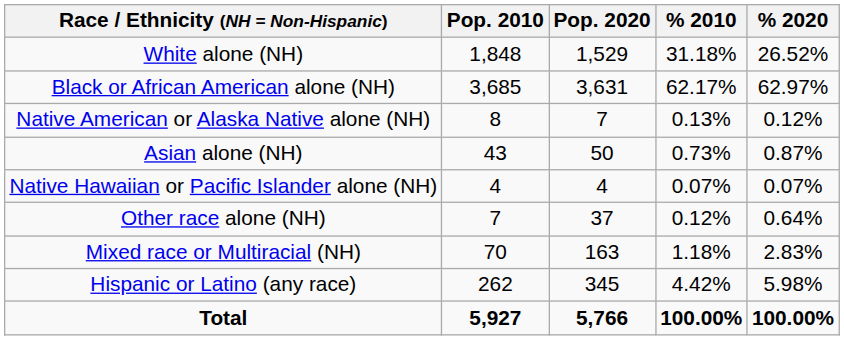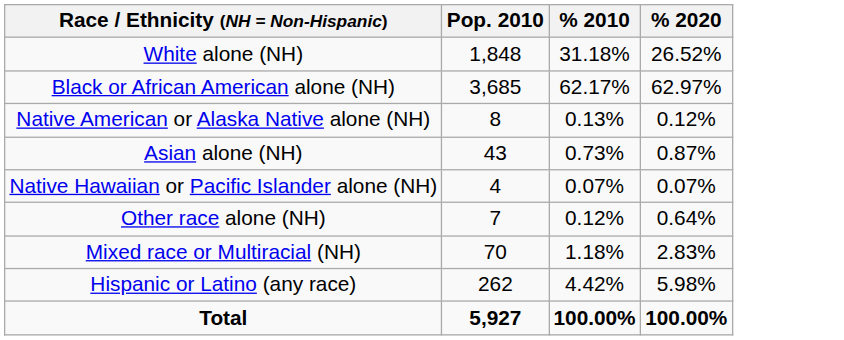- column: (602, 20)
